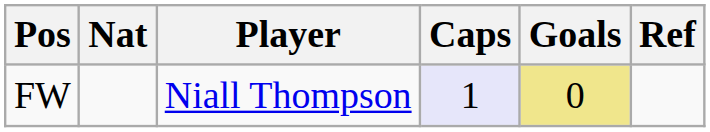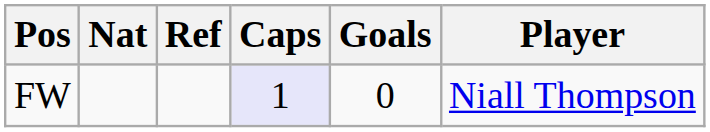columns swapped: (288, 34) <-> (667, 34)
(575, 94) khaki background -> (385, 94) no background
